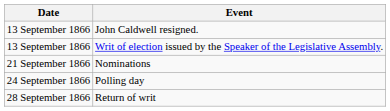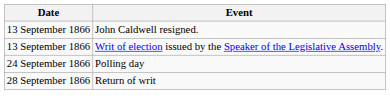- row: (123, 64)
